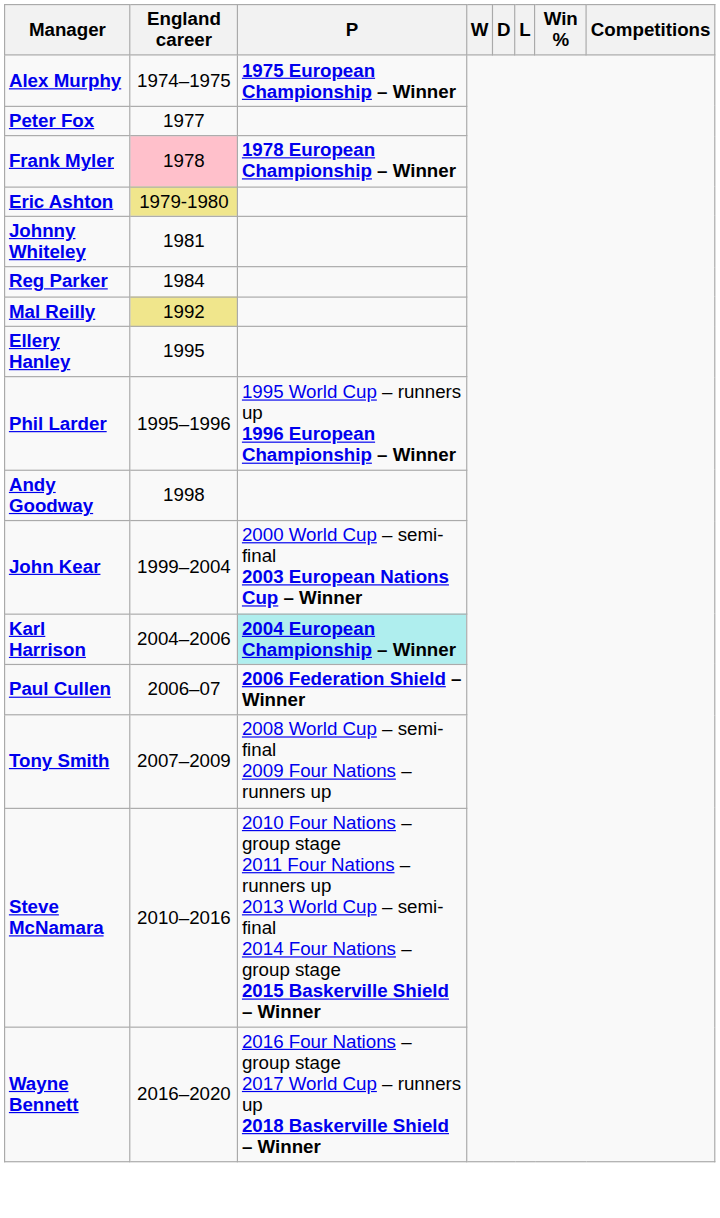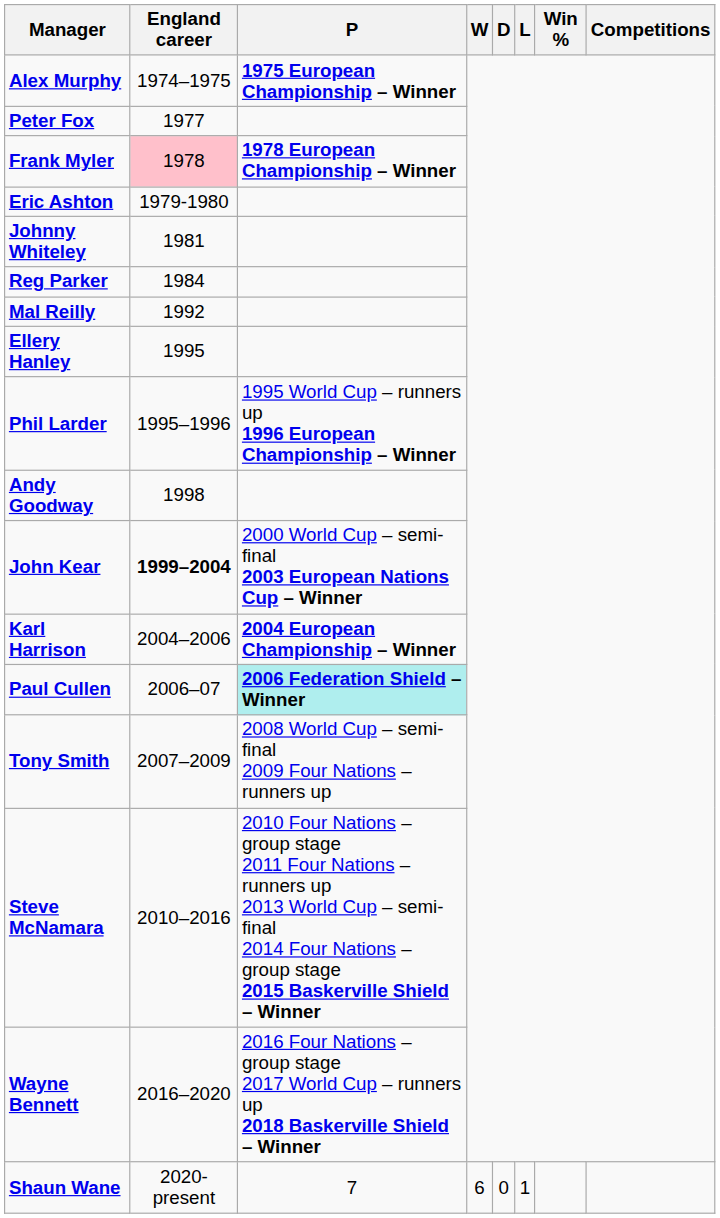(184, 201) khaki background -> (184, 201) no background
(184, 311) khaki background -> (184, 311) no background
(184, 567) normal -> (184, 567) bold
(349, 638) paleturquoise background -> (349, 638) no background
(352, 689) no background -> (352, 689) paleturquoise background
+ row: (65, 1187)
